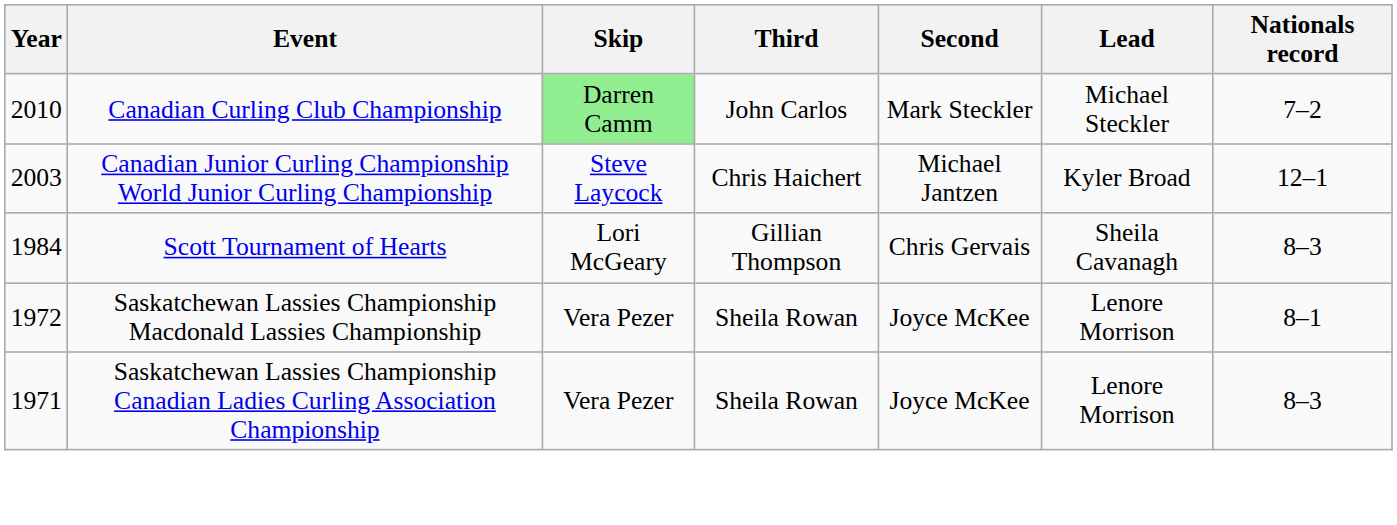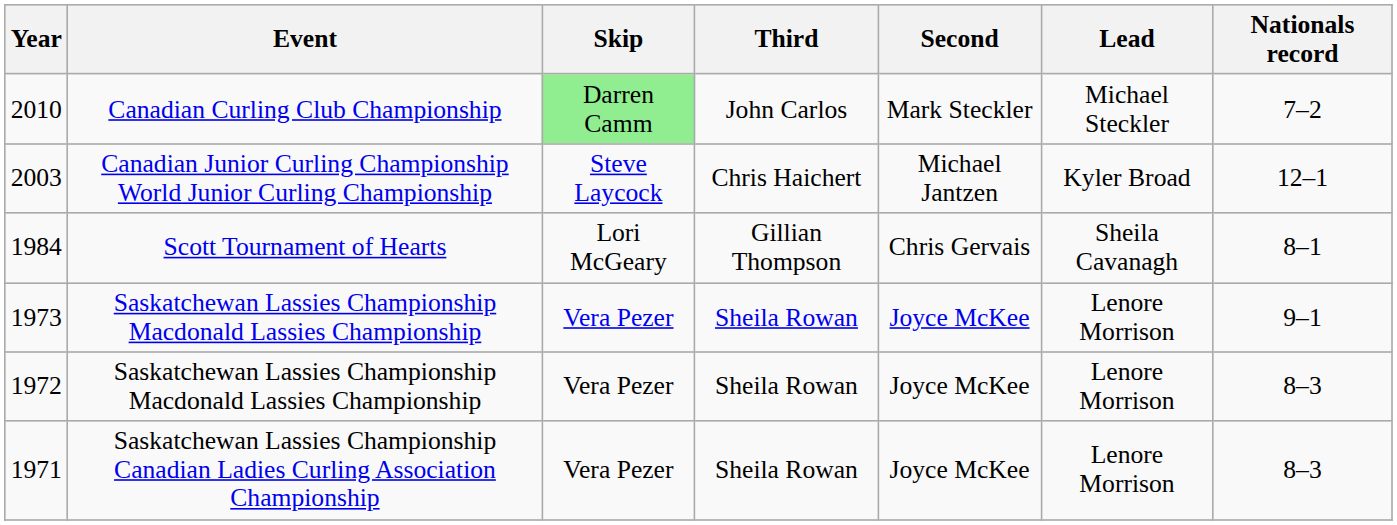(1303, 247) 8–3 -> (1303, 247) 8–1
+ row: (36, 316)
(1303, 316) 8–1 -> (1303, 386) 8–3
